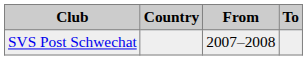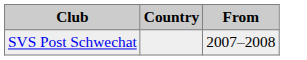- column: (291, 17)
